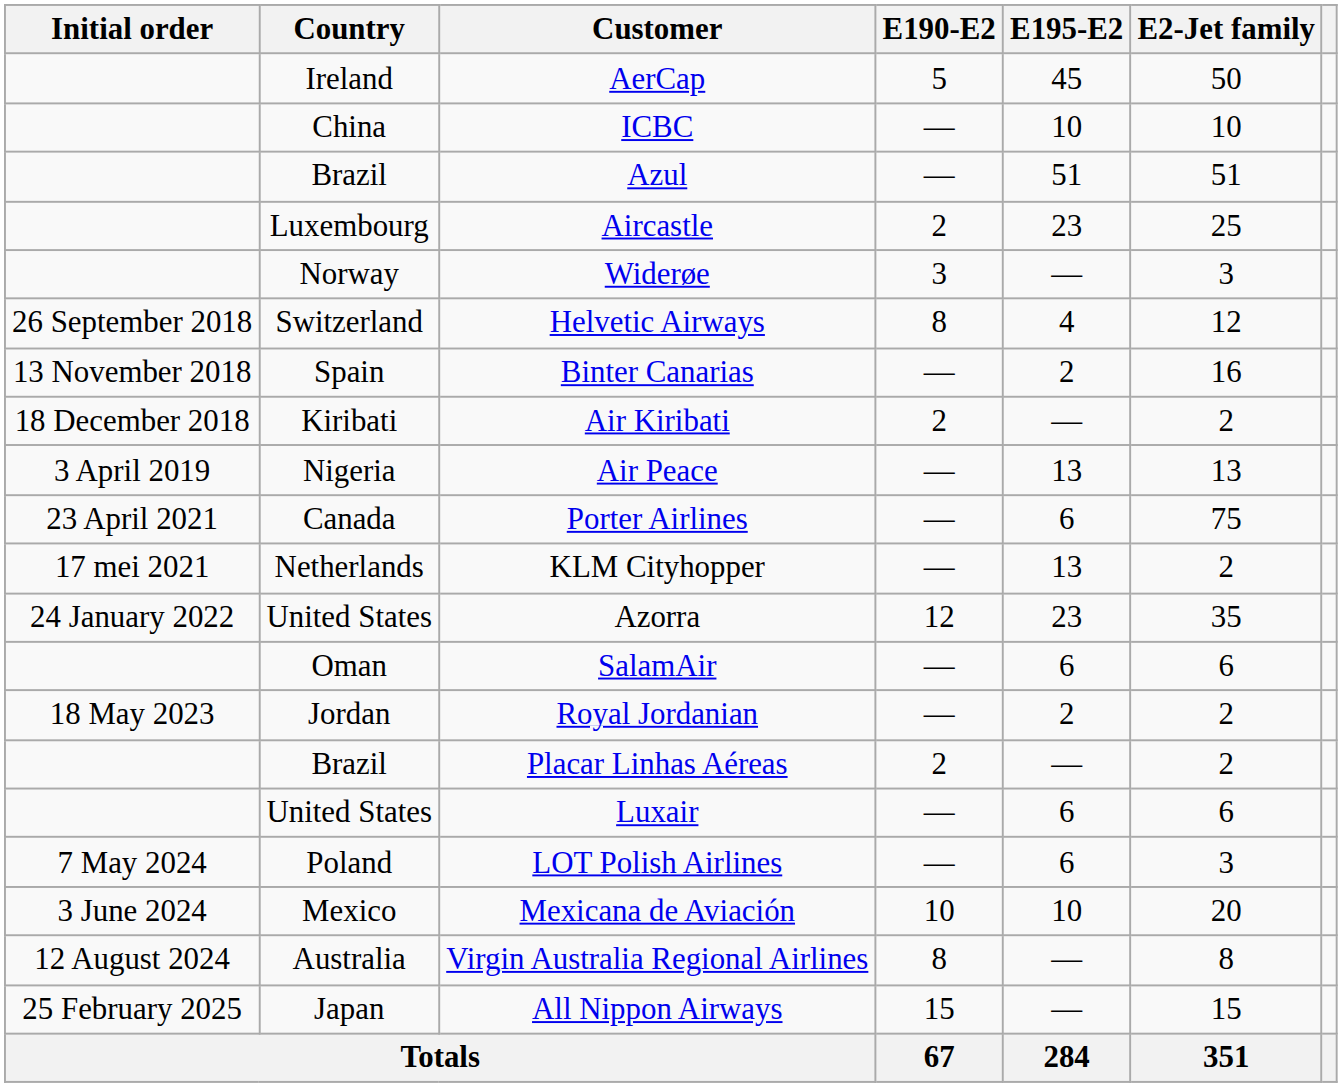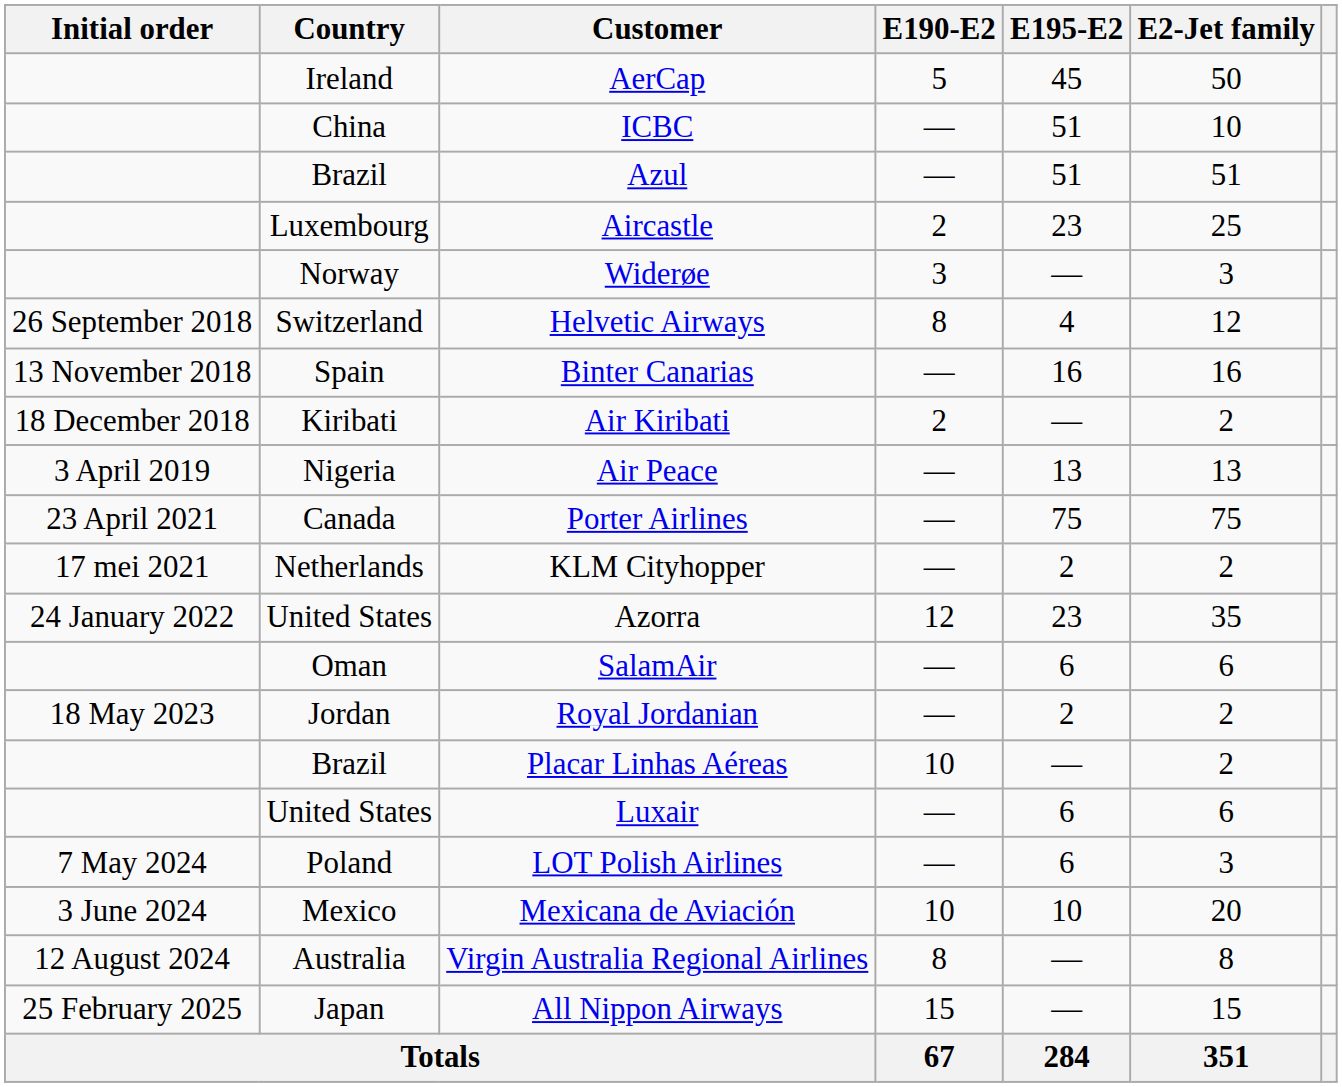(1067, 126) 10 -> (1067, 126) 51
(1067, 371) 2 -> (1067, 371) 16
(1067, 518) 6 -> (1067, 518) 75
(1067, 567) 13 -> (1067, 567) 2
(939, 763) 2 -> (939, 763) 10
